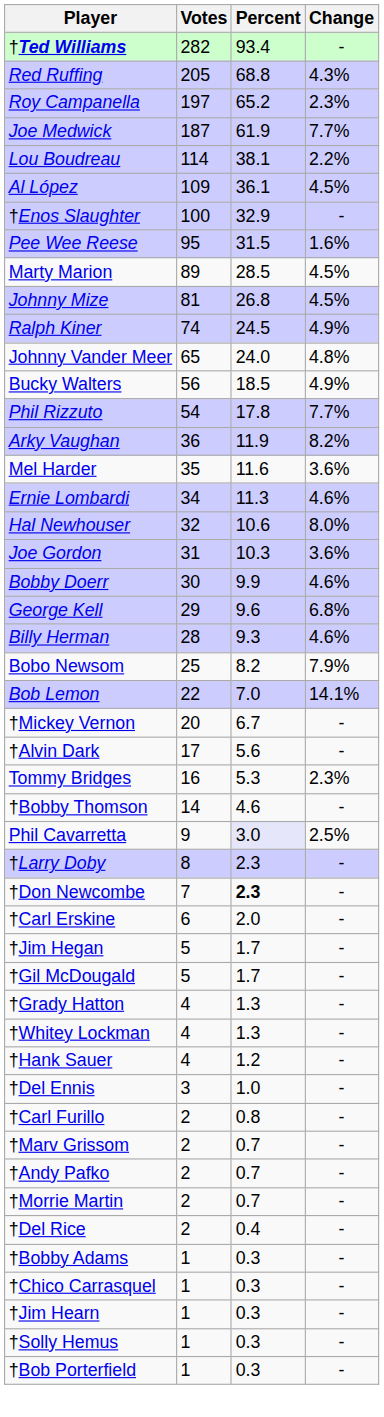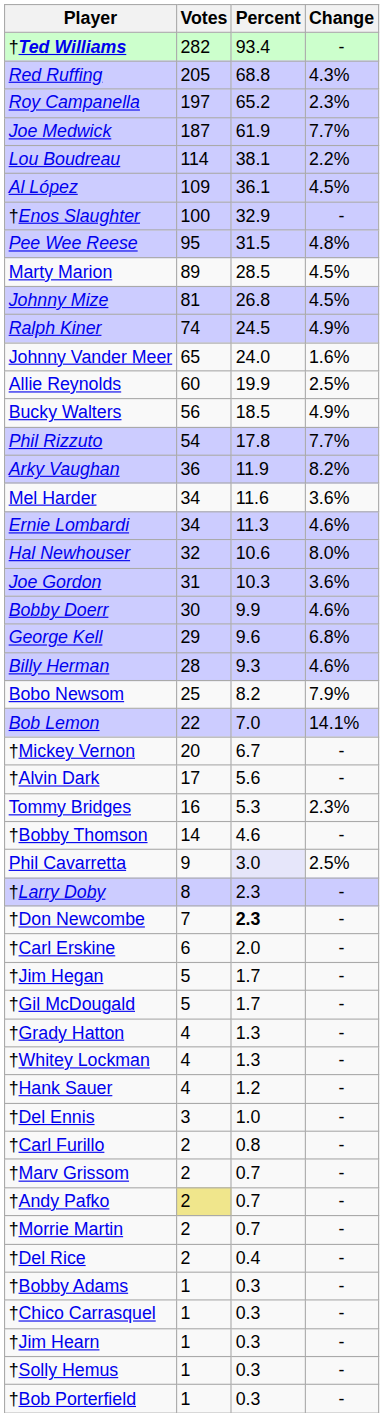(329, 243) 1.6% -> (329, 243) 4.8%
(329, 356) 4.8% -> (329, 356) 1.6%
+ row: (65, 384)
(190, 469) 35 -> (190, 497) 34
(185, 1173) no background -> (185, 1201) khaki background
